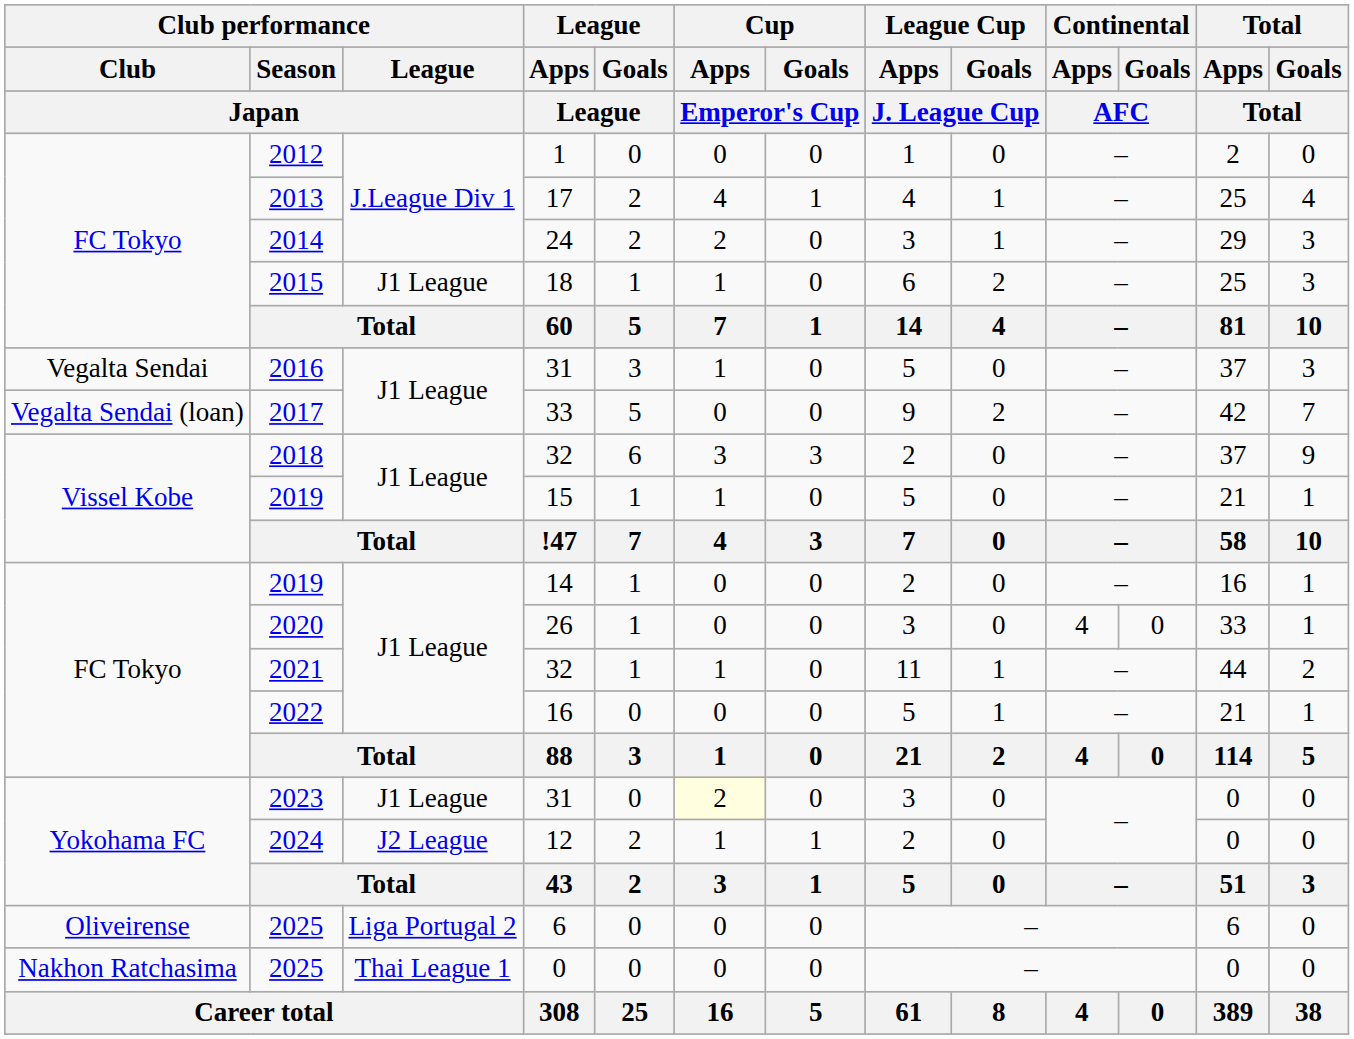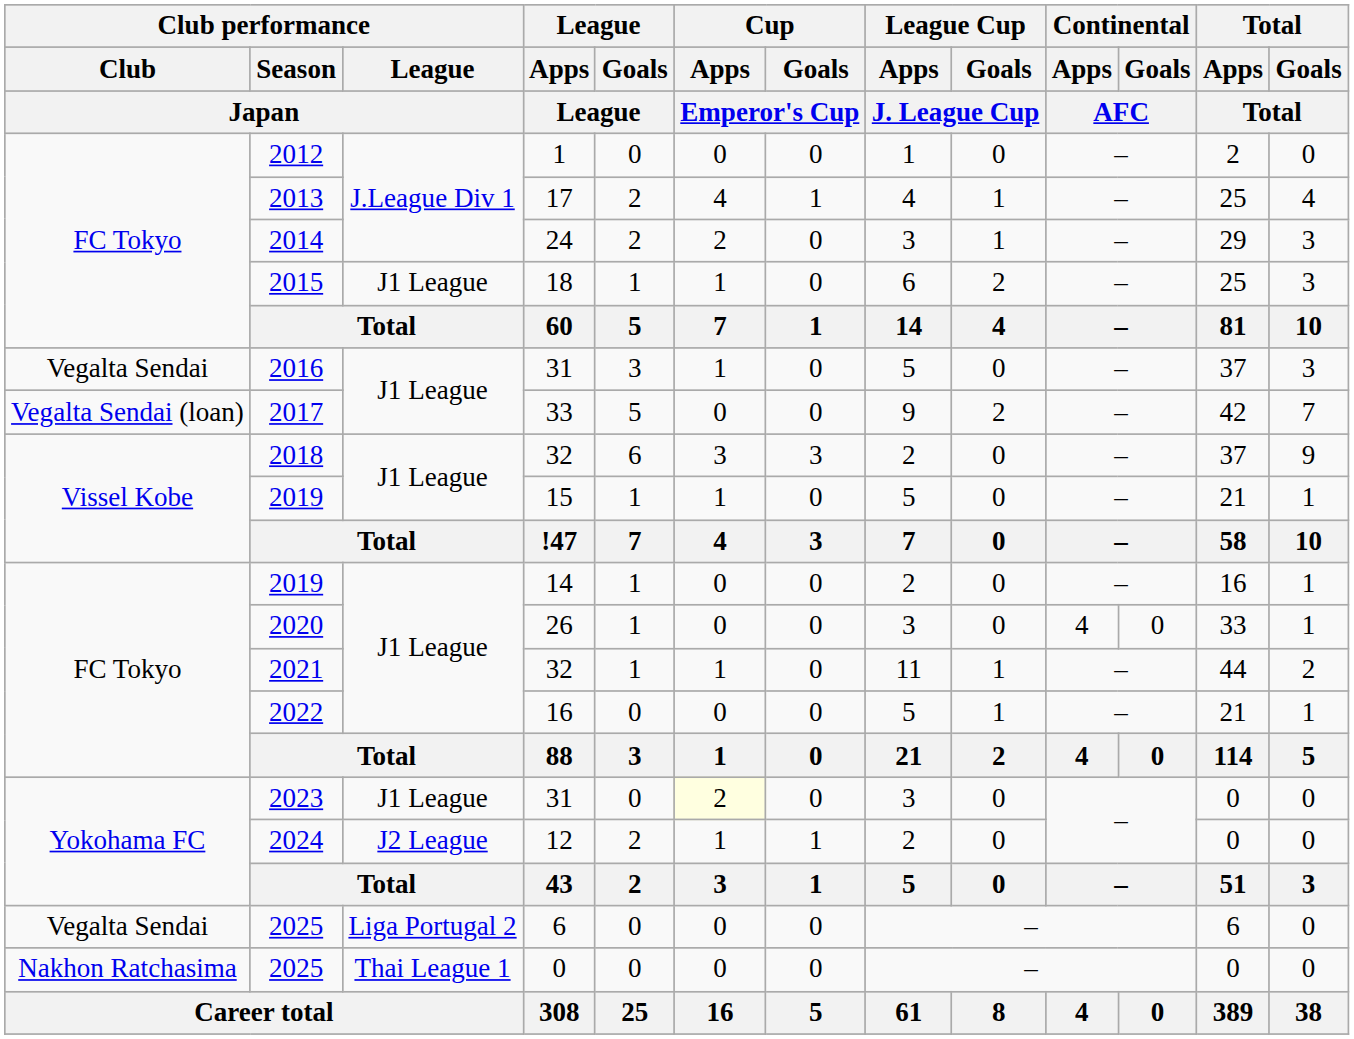(127, 926) Oliveirense -> (127, 926) Vegalta Sendai
